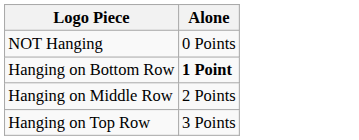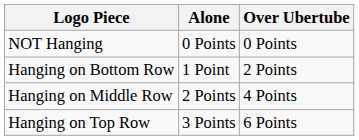+ column: (296, 17)
(207, 69) bold -> (206, 69) normal
